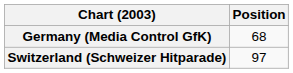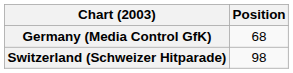(259, 57) 97 -> (259, 57) 98
